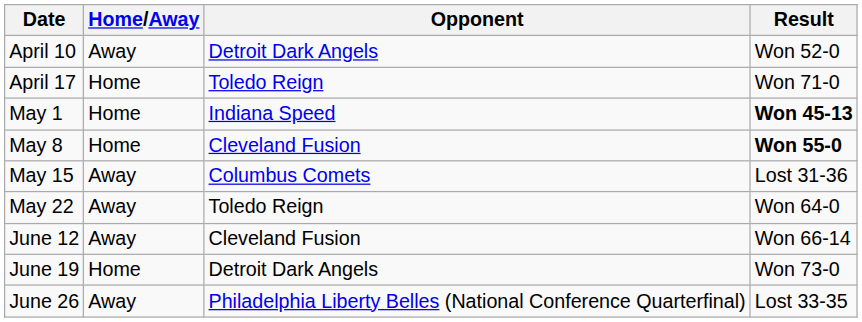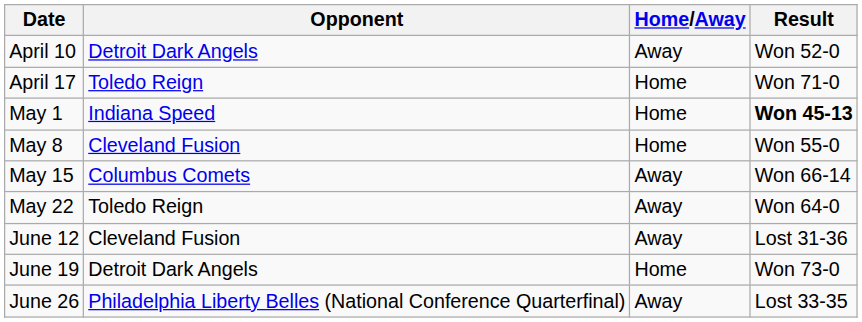columns swapped: (477, 20) <-> (144, 20)
(798, 144) bold -> (797, 144) normal
(801, 176) Lost 31-36 -> (803, 176) Won 66-14
(803, 238) Won 66-14 -> (801, 238) Lost 31-36
